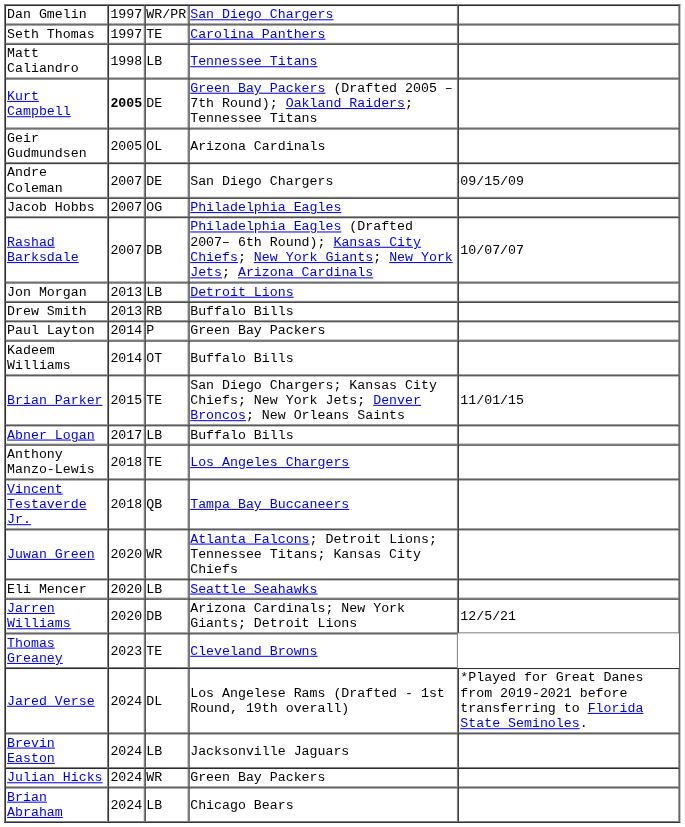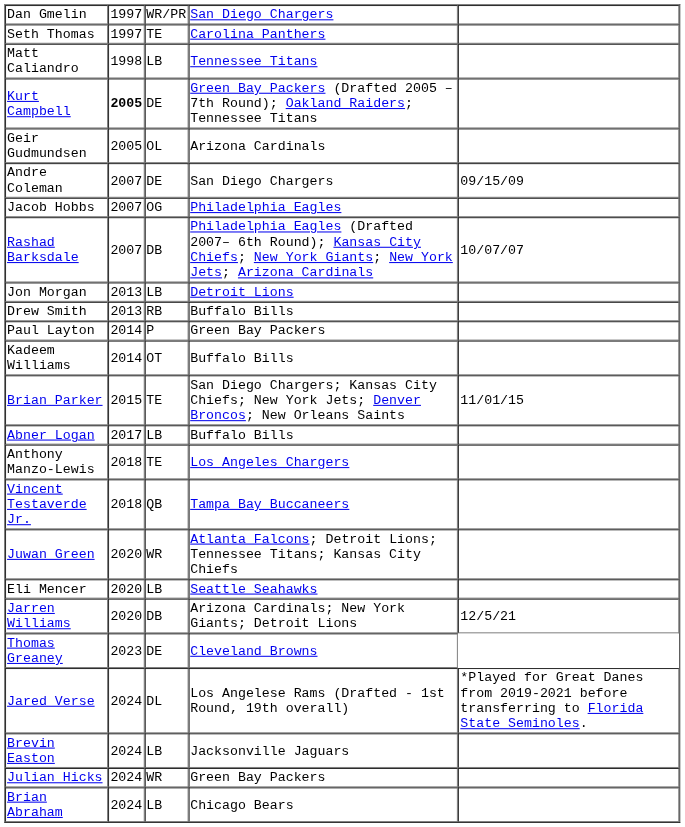(154, 651) TE -> (154, 651) DE
